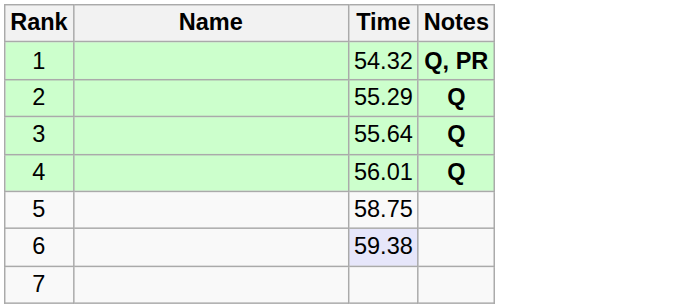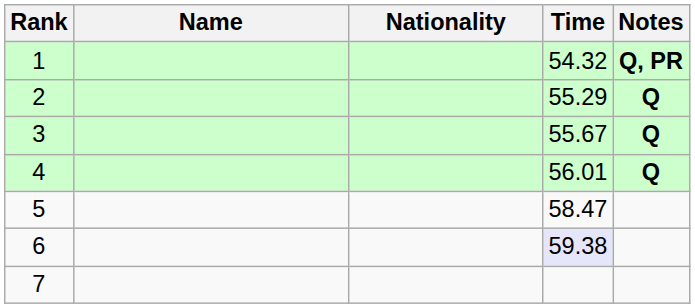+ column: (446, 23)
(383, 135) 55.64 -> (578, 135) 55.67
(383, 209) 58.75 -> (578, 209) 58.47
